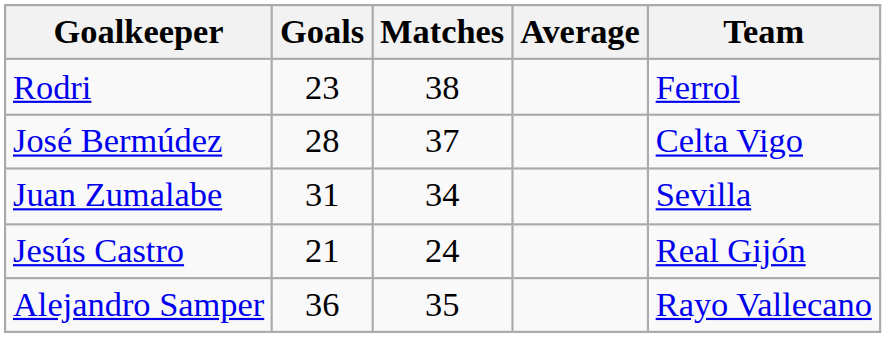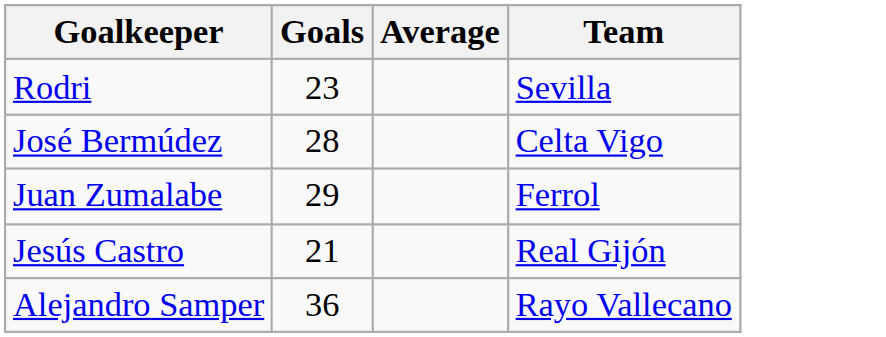- column: (442, 31)
(698, 86) Ferrol -> (563, 86) Sevilla
(322, 195) 31 -> (322, 195) 29
(703, 195) Sevilla -> (558, 195) Ferrol
